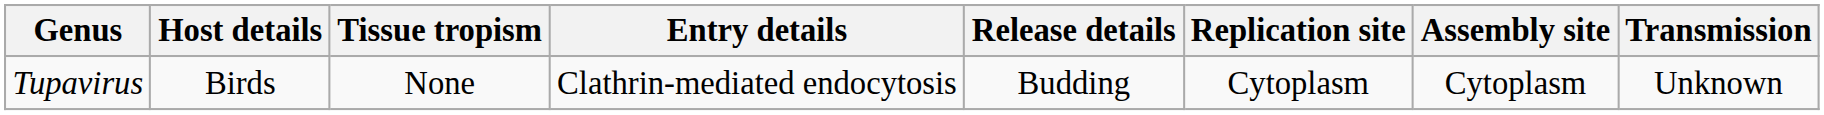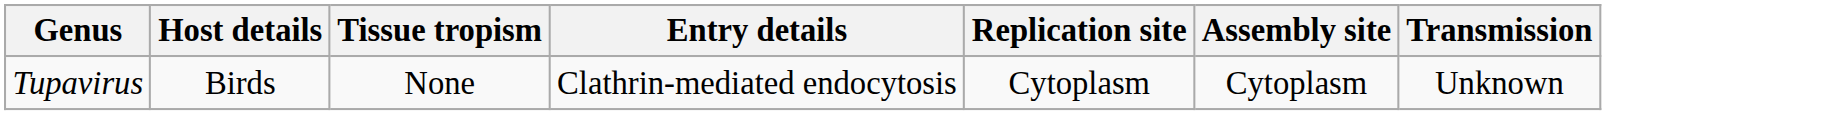- column: (1074, 30)
